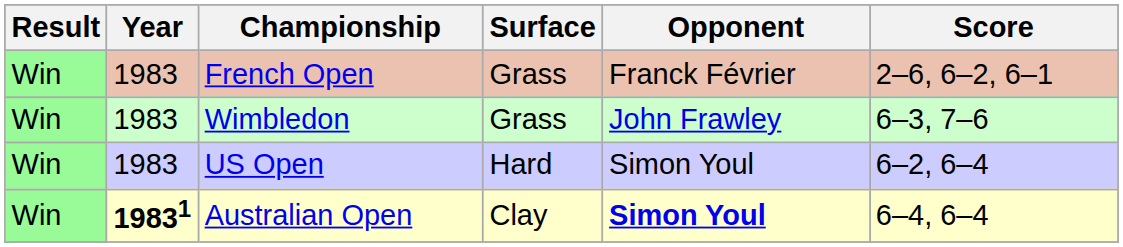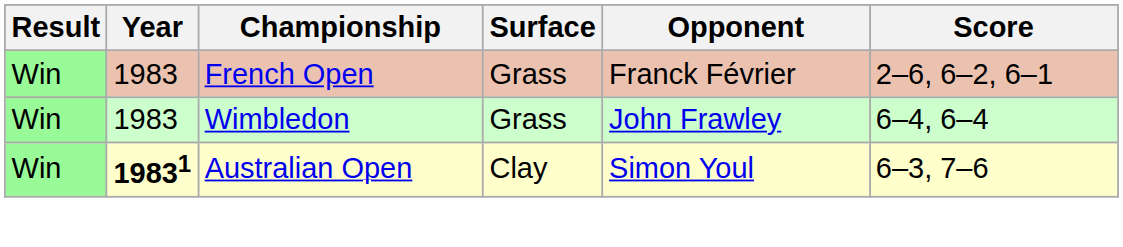(932, 119) 6–3, 7–6 -> (932, 119) 6–4, 6–4
- row: (264, 165)
(687, 215) bold -> (682, 169) normal
(932, 215) 6–4, 6–4 -> (932, 169) 6–3, 7–6
